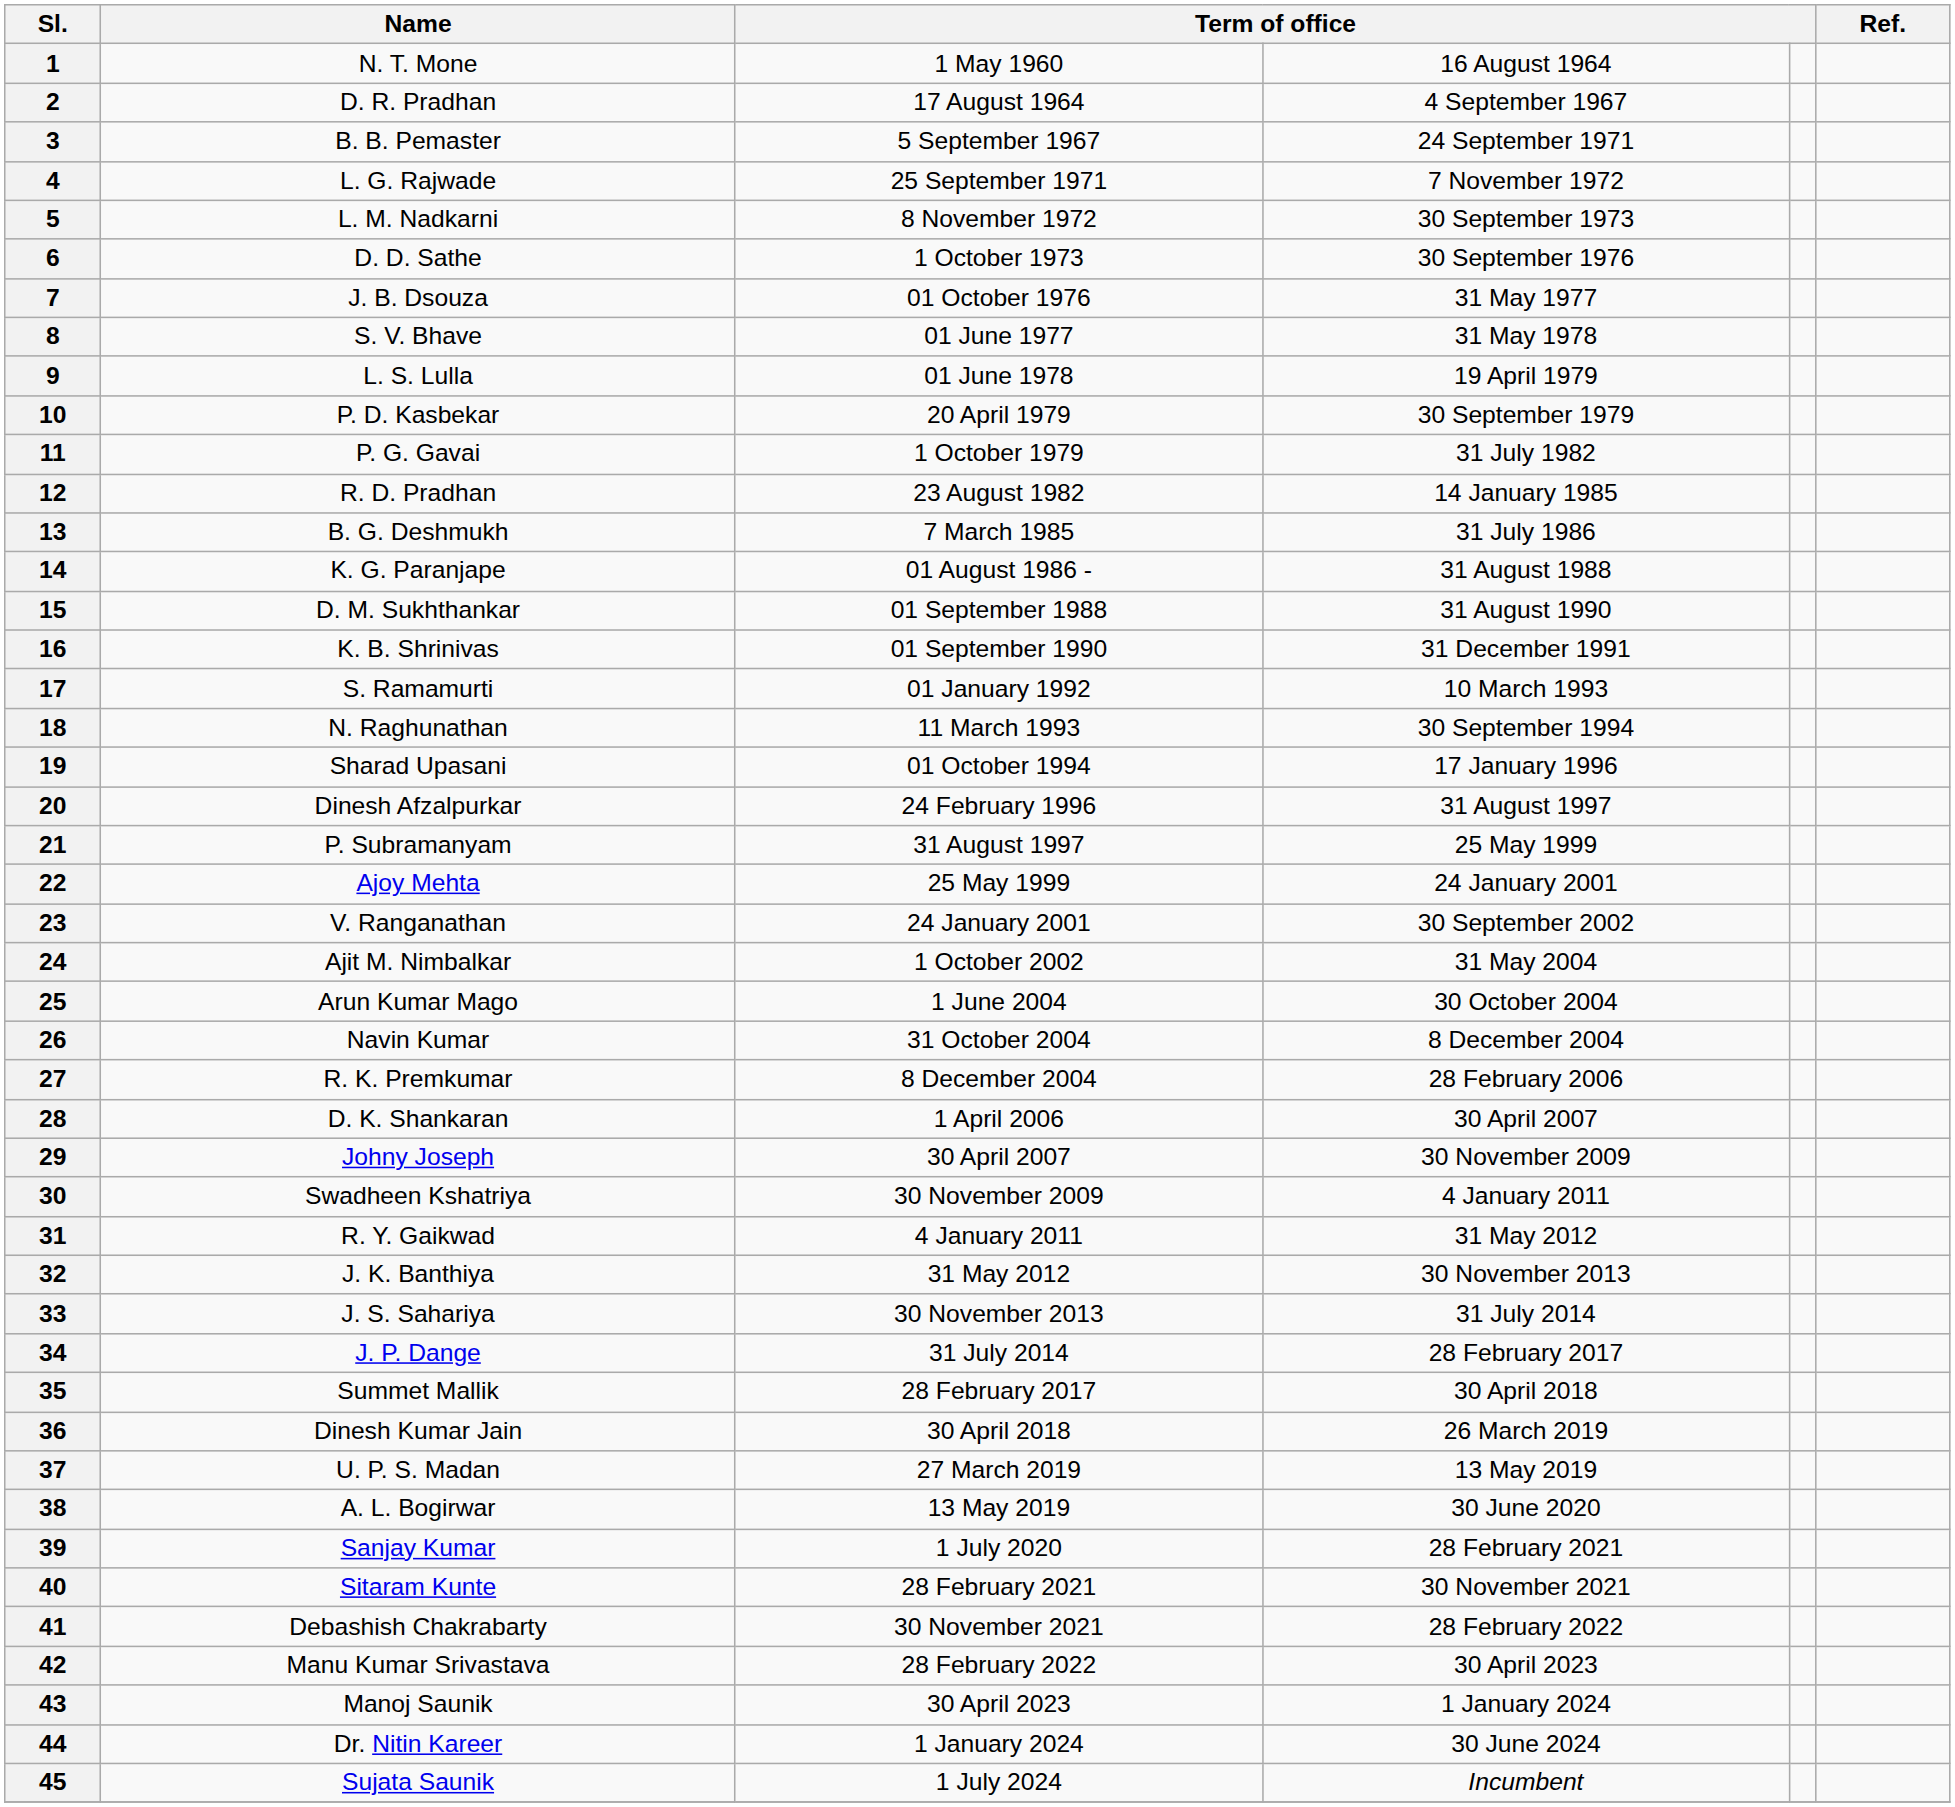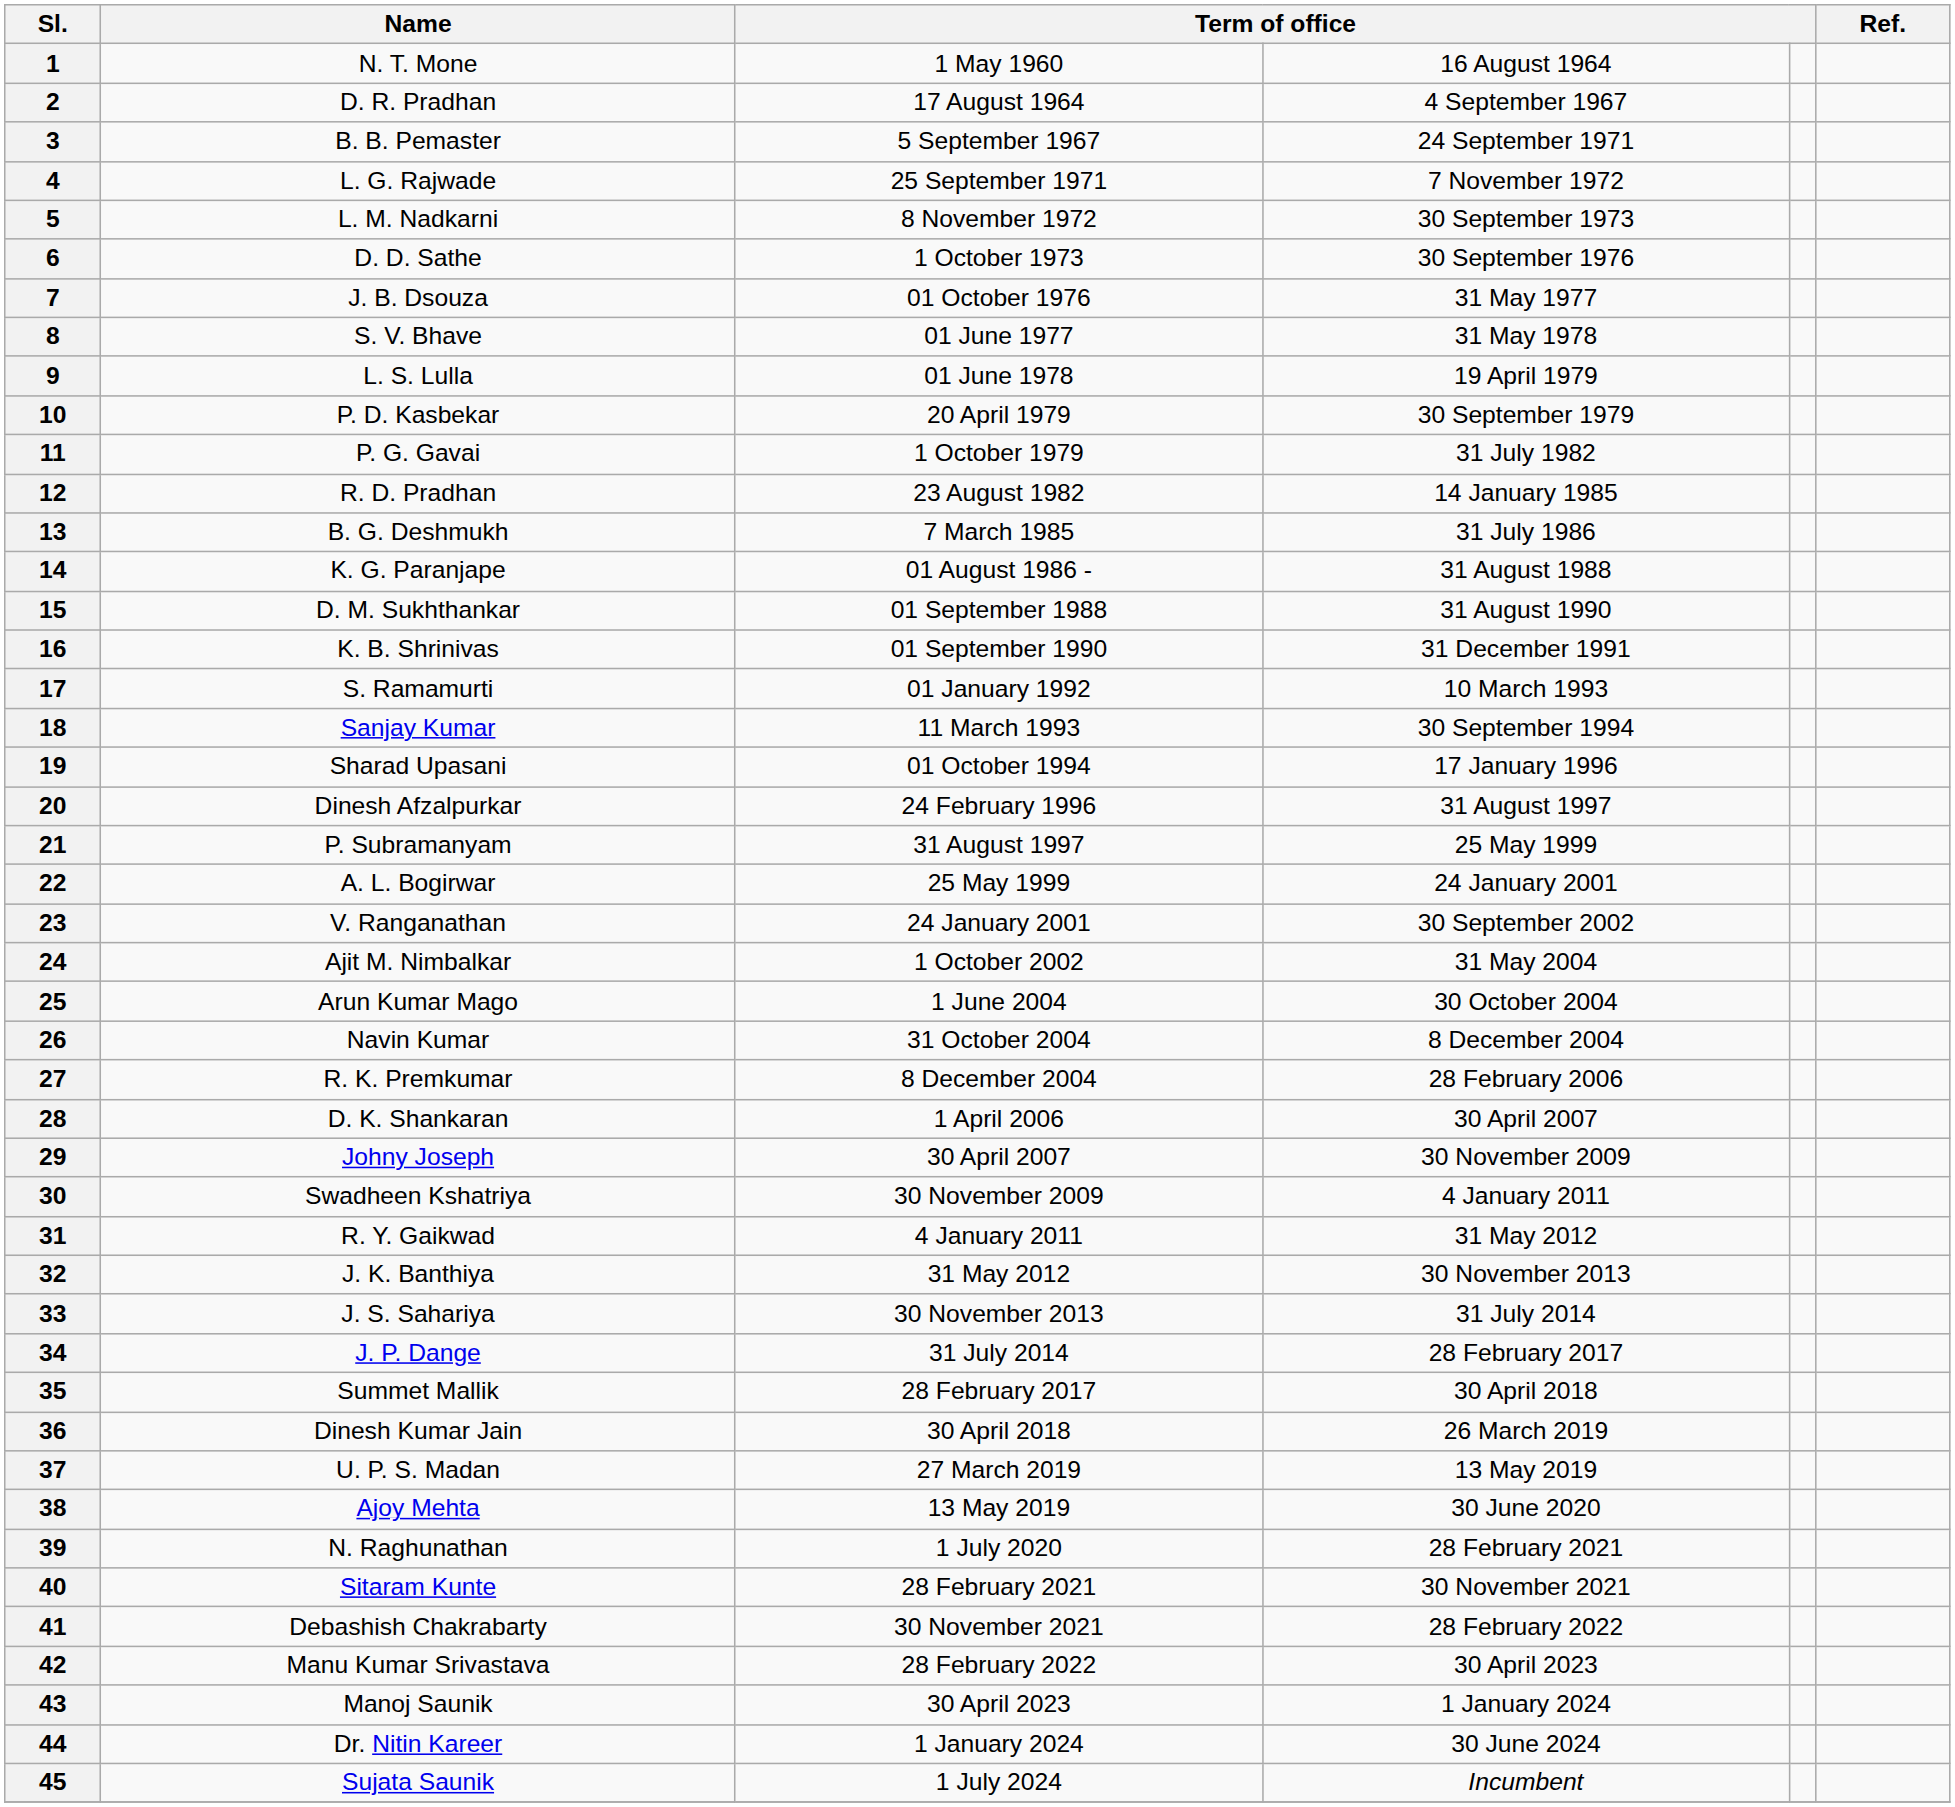(418, 727) N. Raghunathan -> (418, 727) Sanjay Kumar
(418, 883) Ajoy Mehta -> (418, 883) A. L. Bogirwar
(418, 1508) A. L. Bogirwar -> (418, 1508) Ajoy Mehta
(418, 1548) Sanjay Kumar -> (418, 1548) N. Raghunathan
